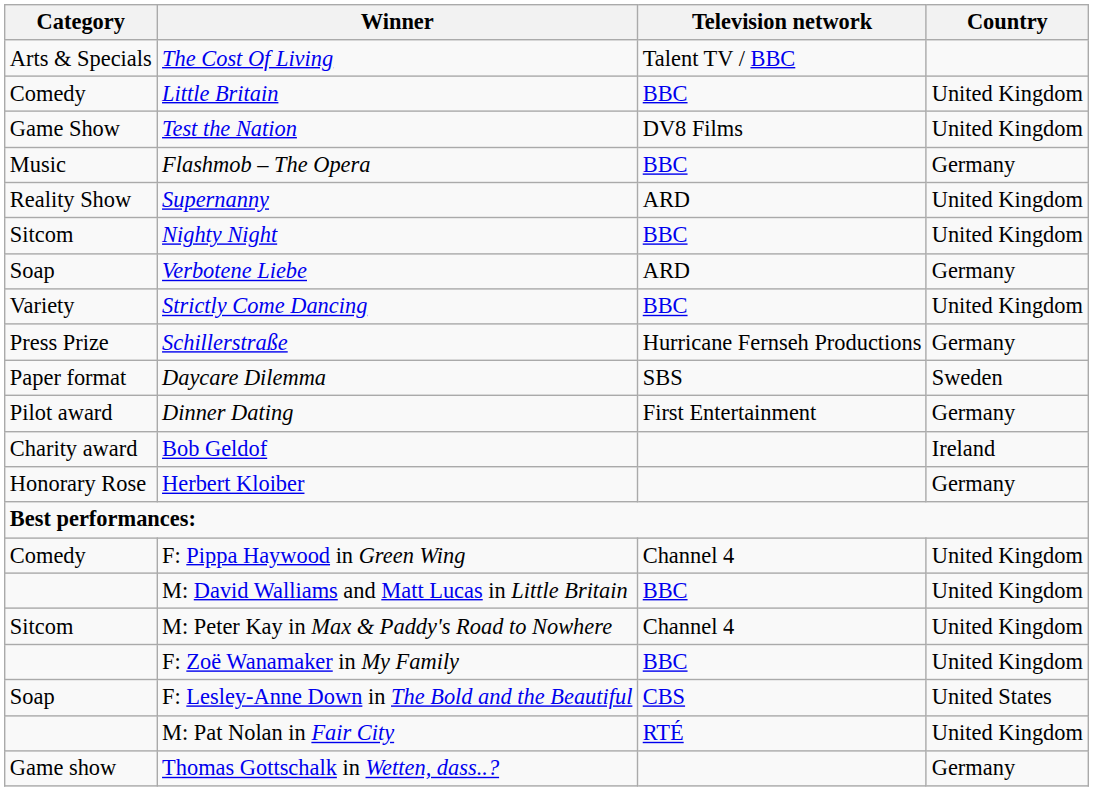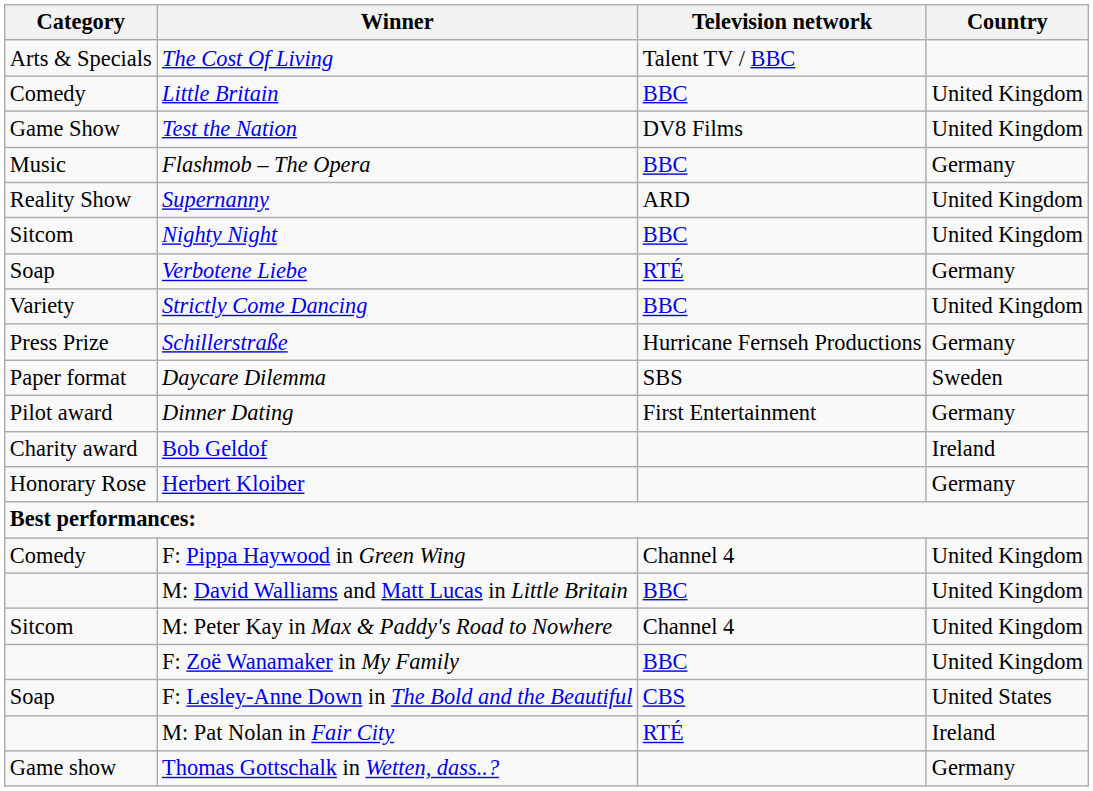(666, 270) ARD -> (663, 270) RTÉ
(1007, 732) United Kingdom -> (963, 732) Ireland
